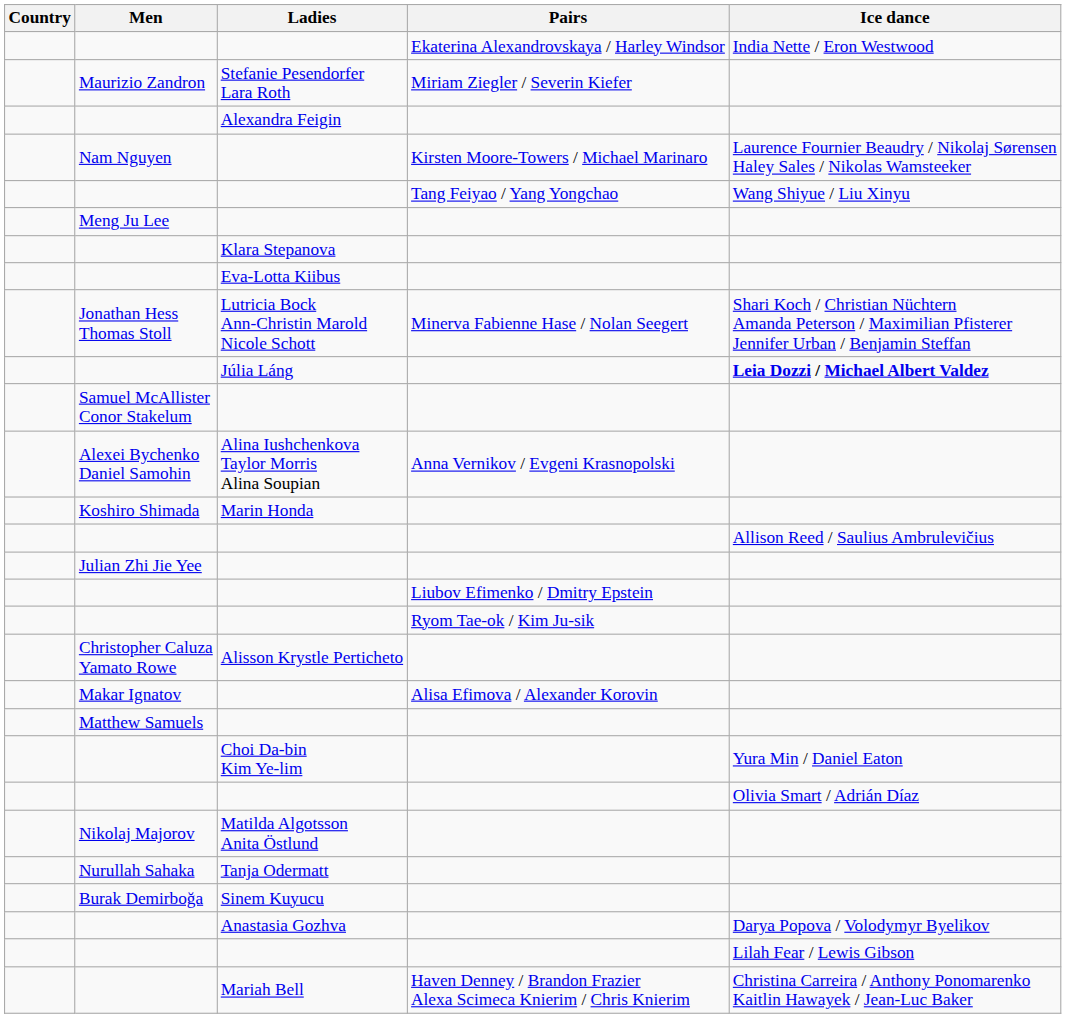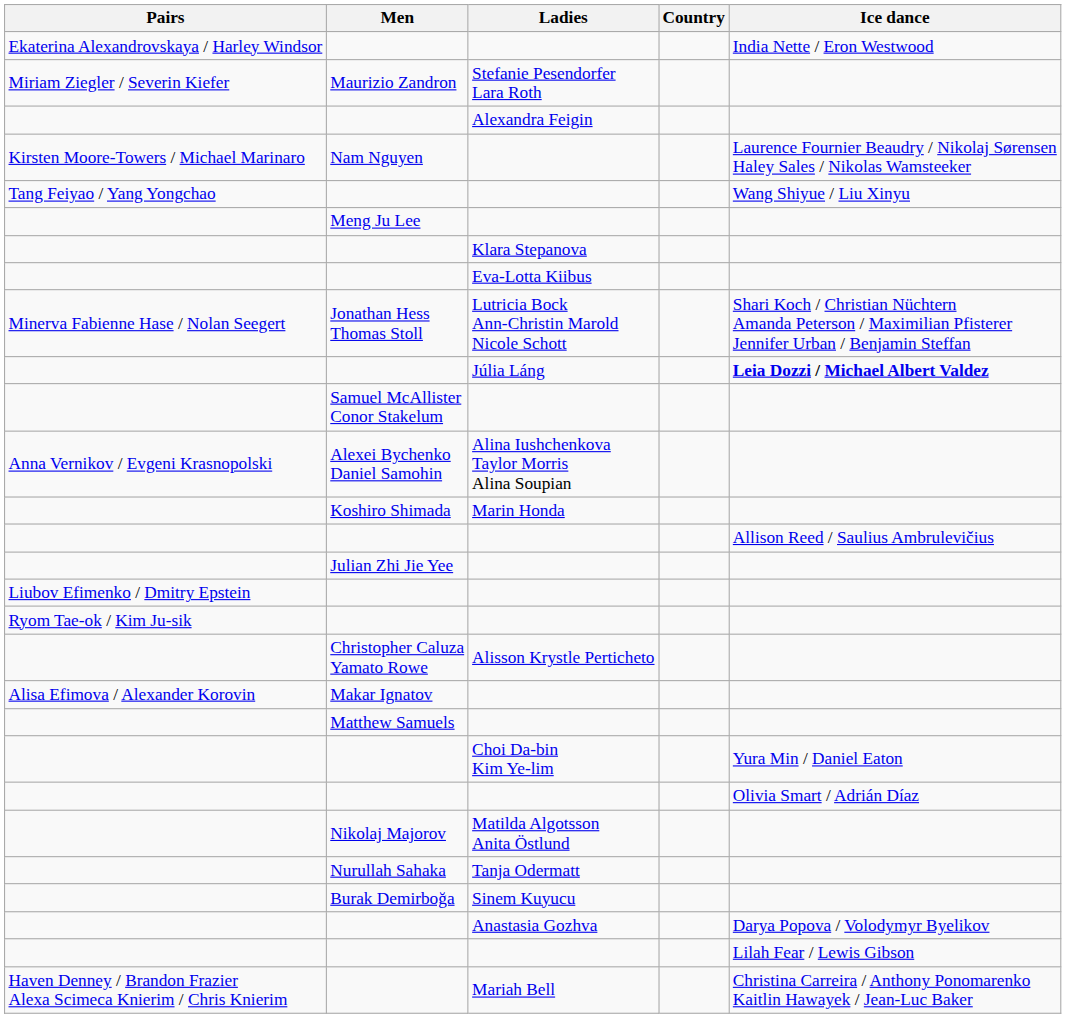columns swapped: (40, 18) <-> (568, 18)
